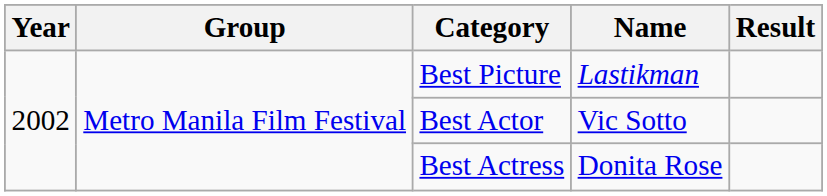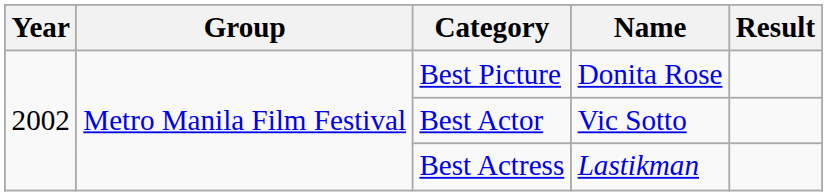(638, 73) Lastikman -> (650, 73) Donita Rose
(650, 166) Donita Rose -> (638, 166) Lastikman
